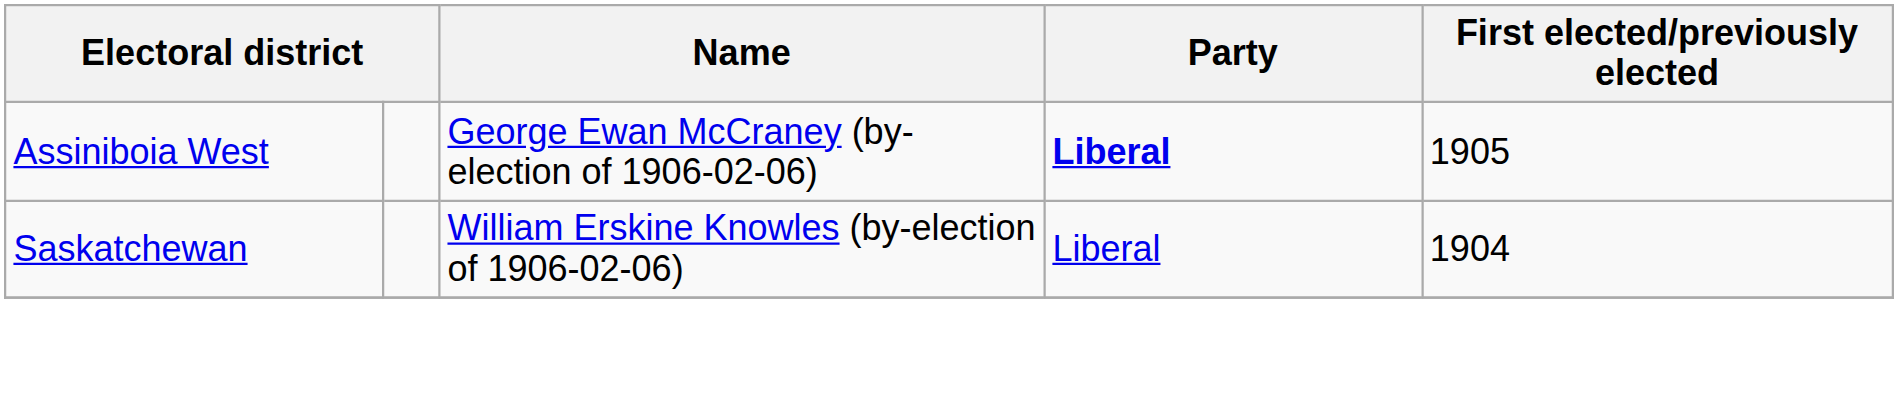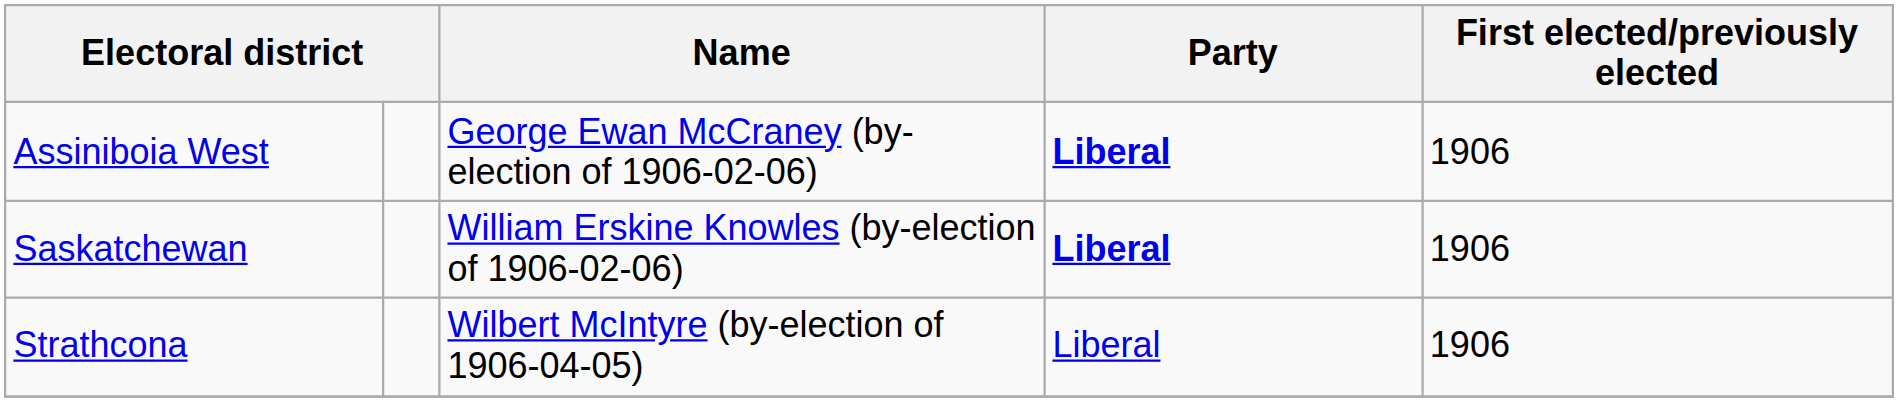(1470, 150) 1905 -> (1470, 150) 1906
(1106, 248) normal -> (1111, 248) bold
(1470, 248) 1904 -> (1470, 248) 1906
+ row: (100, 346)
